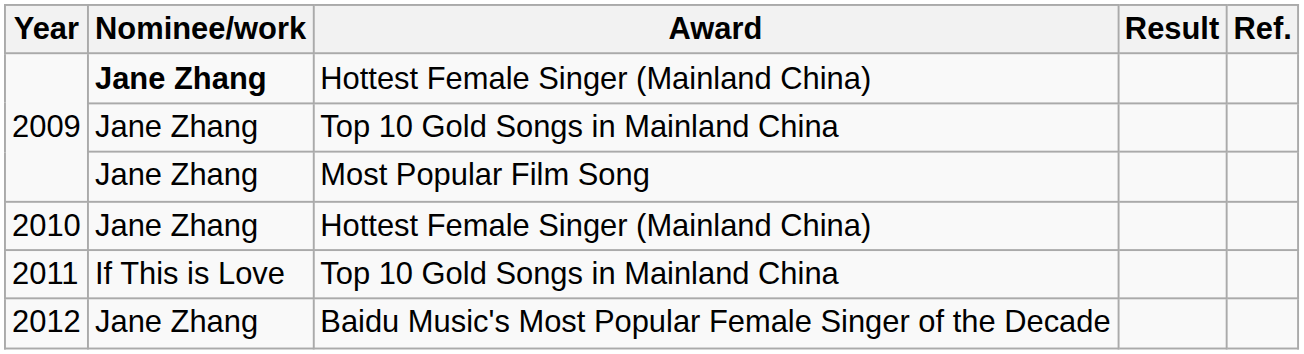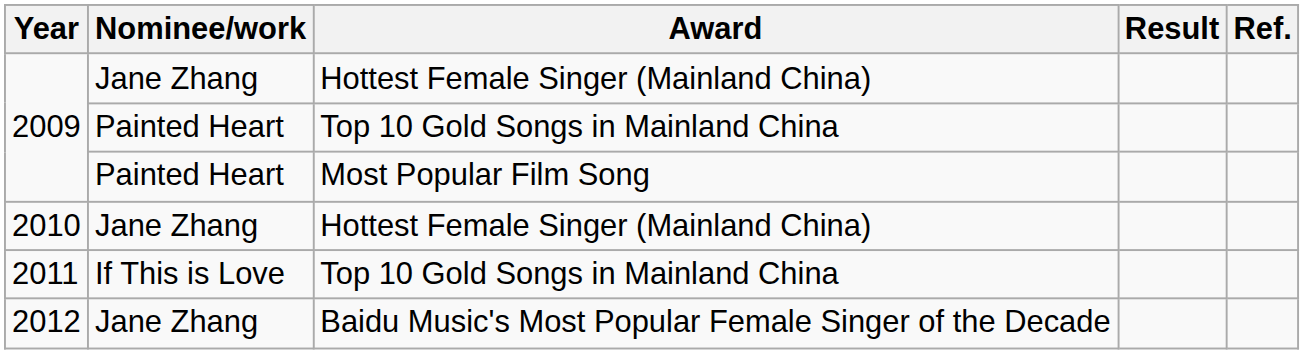(181, 77) bold -> (177, 77) normal
(177, 126) Jane Zhang -> (189, 126) Painted Heart
(177, 175) Jane Zhang -> (189, 175) Painted Heart
